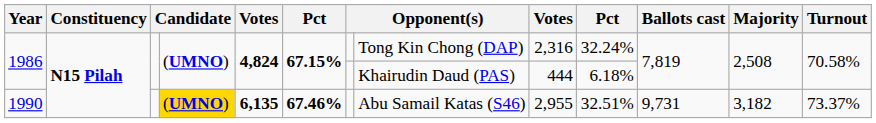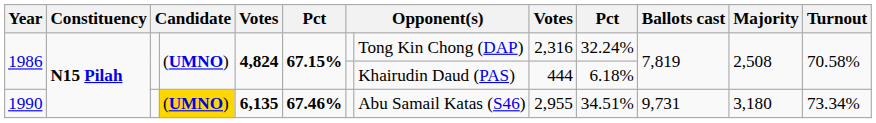(607, 103) 32.51% -> (607, 103) 34.51%
(752, 103) 3,182 -> (752, 103) 3,180
(833, 103) 73.37% -> (833, 103) 73.34%
